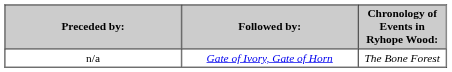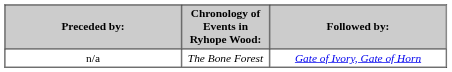columns swapped: (402, 26) <-> (270, 26)
